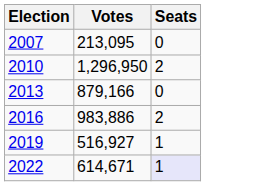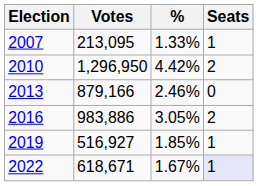+ column: (177, 17)
(159, 42) 0 -> (211, 42) 1
(106, 167) 614,671 -> (106, 167) 618,671
